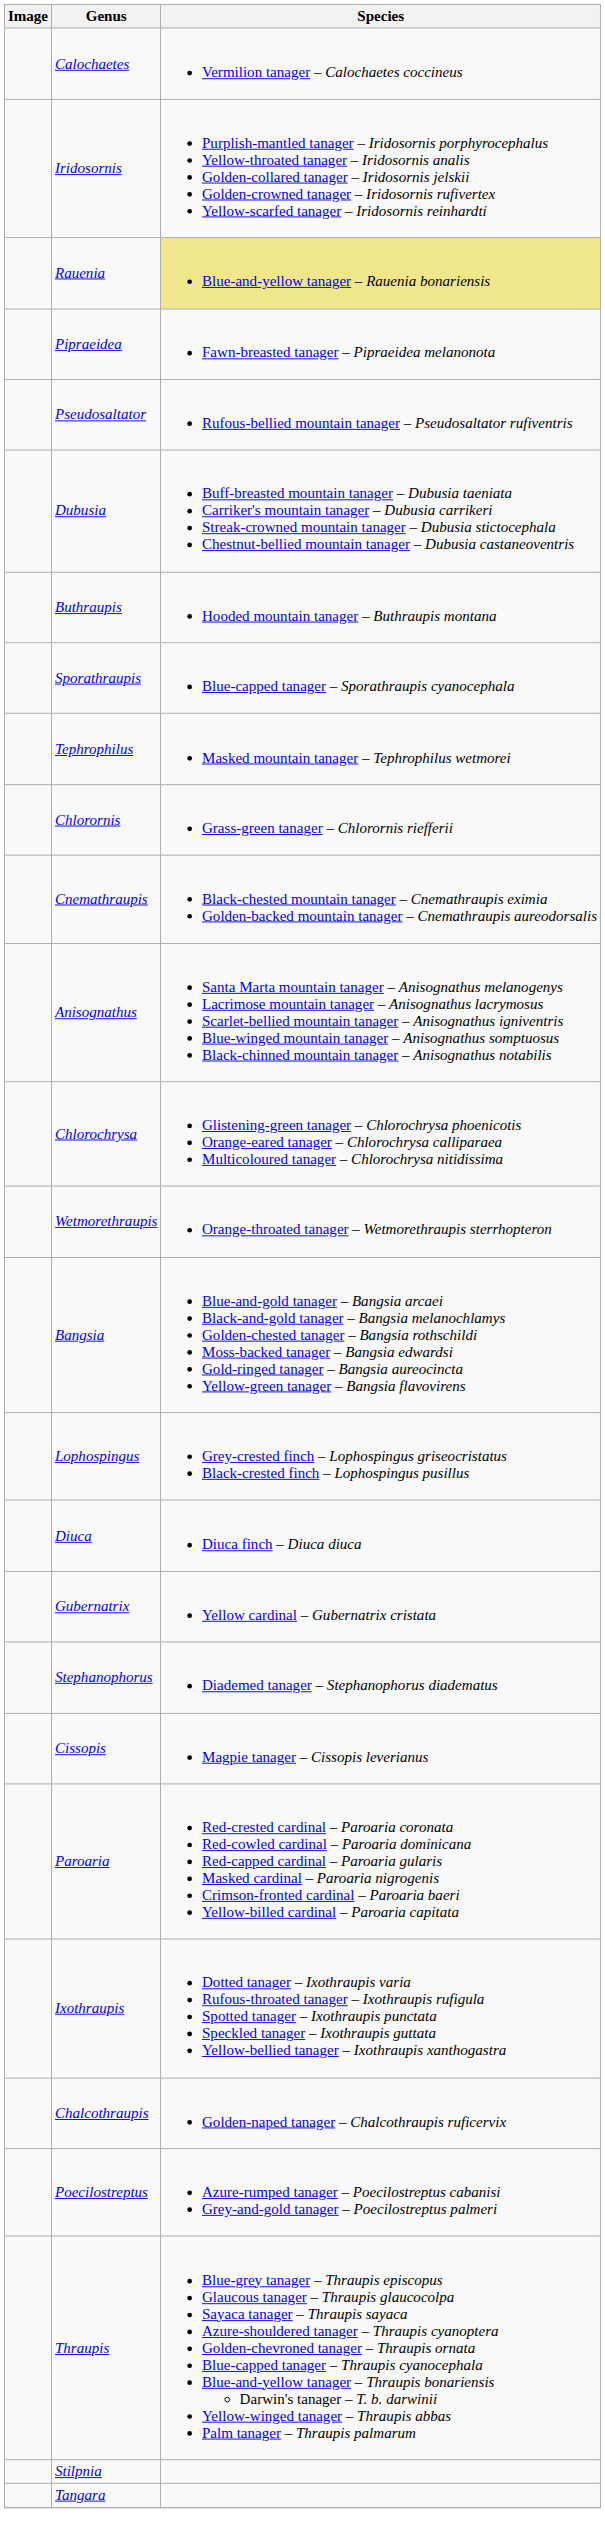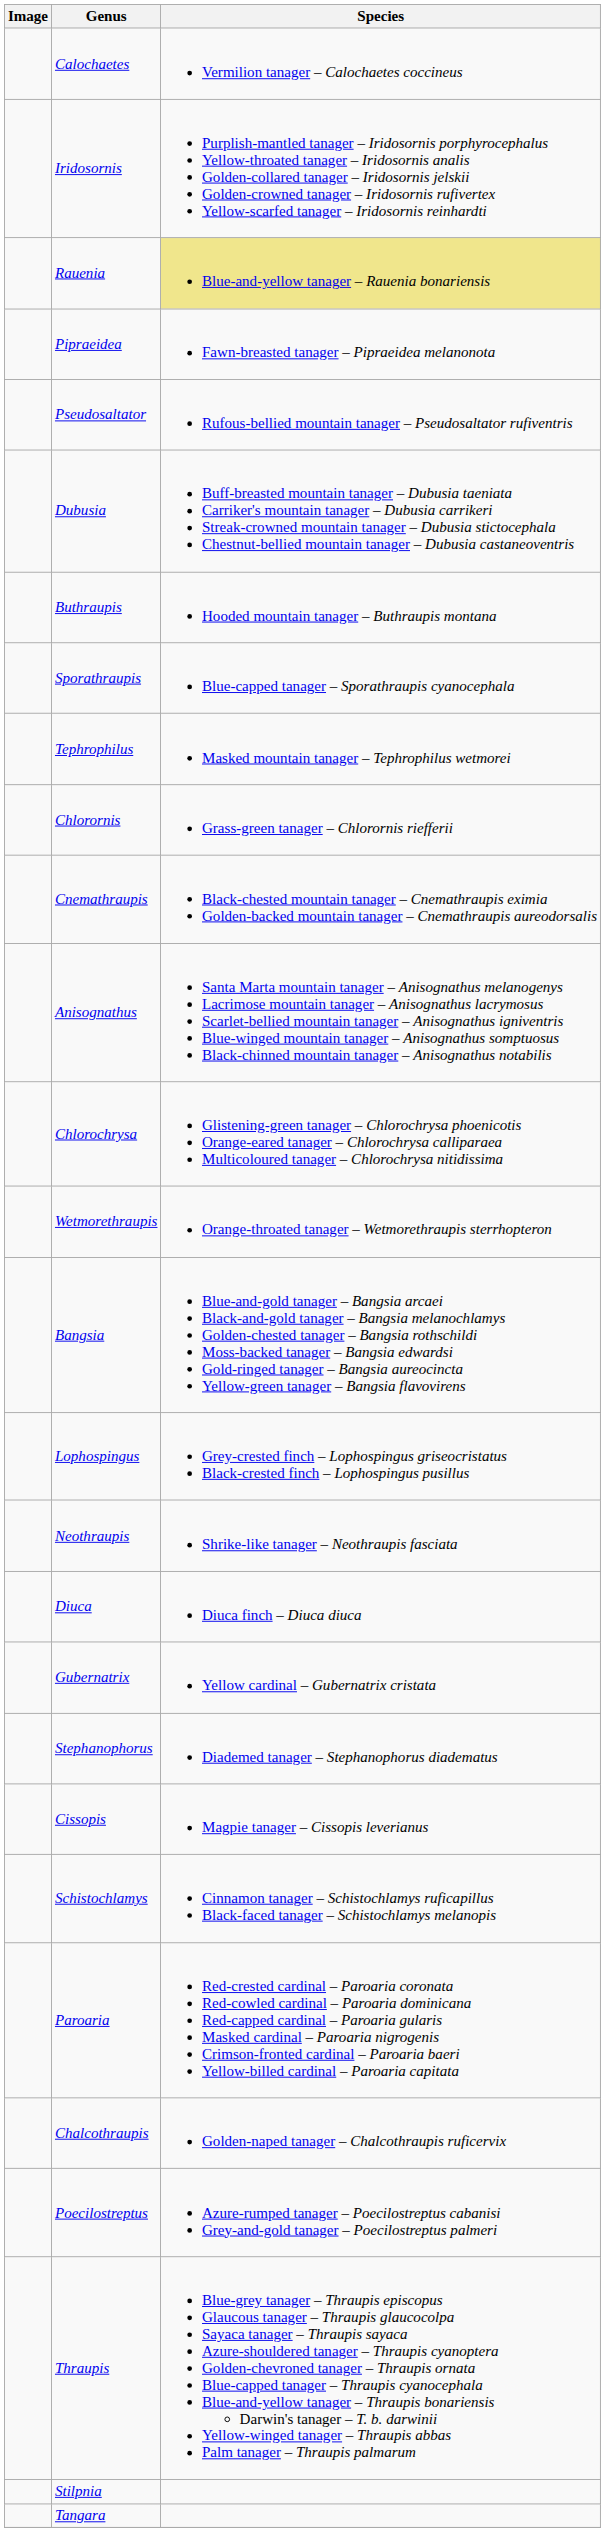+ row: (92, 1535)
+ row: (101, 1898)
- row: (90, 2008)
